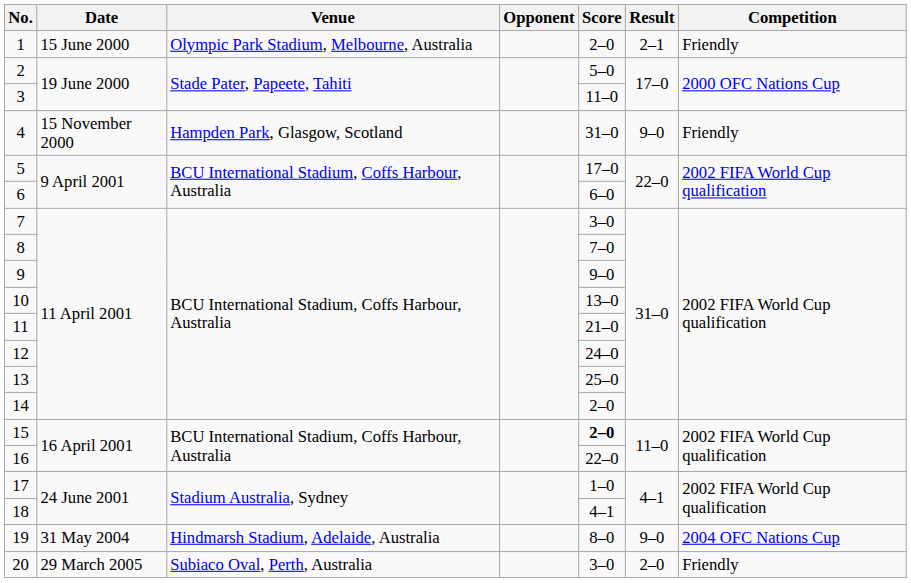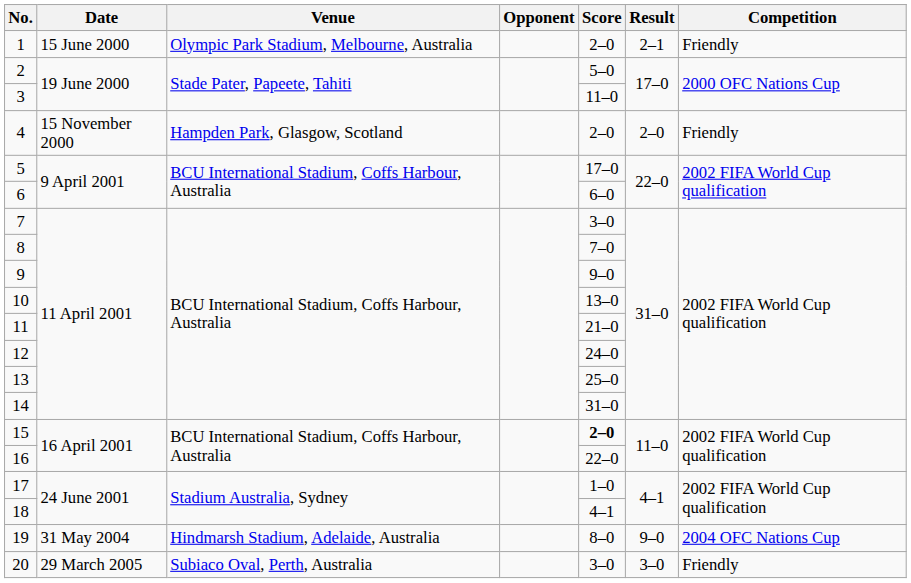(602, 132) 31–0 -> (602, 132) 2–0
(652, 132) 9–0 -> (652, 132) 2–0
(602, 405) 2–0 -> (602, 405) 31–0
(652, 564) 2–0 -> (652, 564) 3–0
